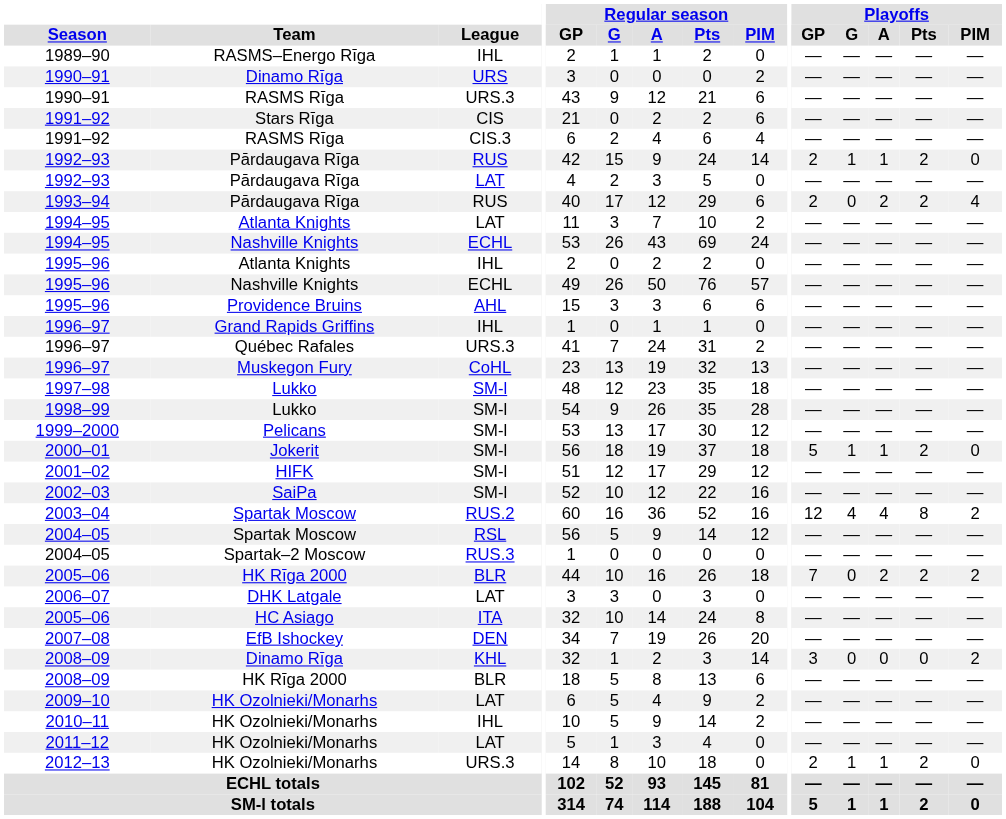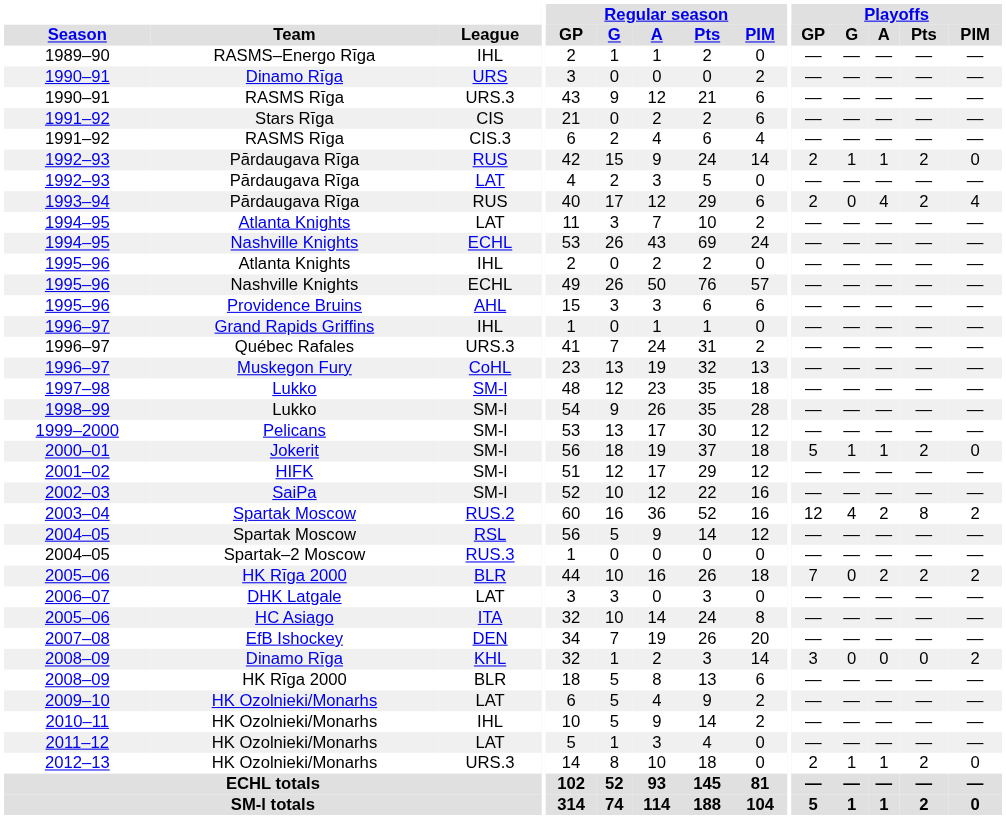(884, 201) 2 -> (884, 201) 4
(884, 513) 4 -> (884, 513) 2
